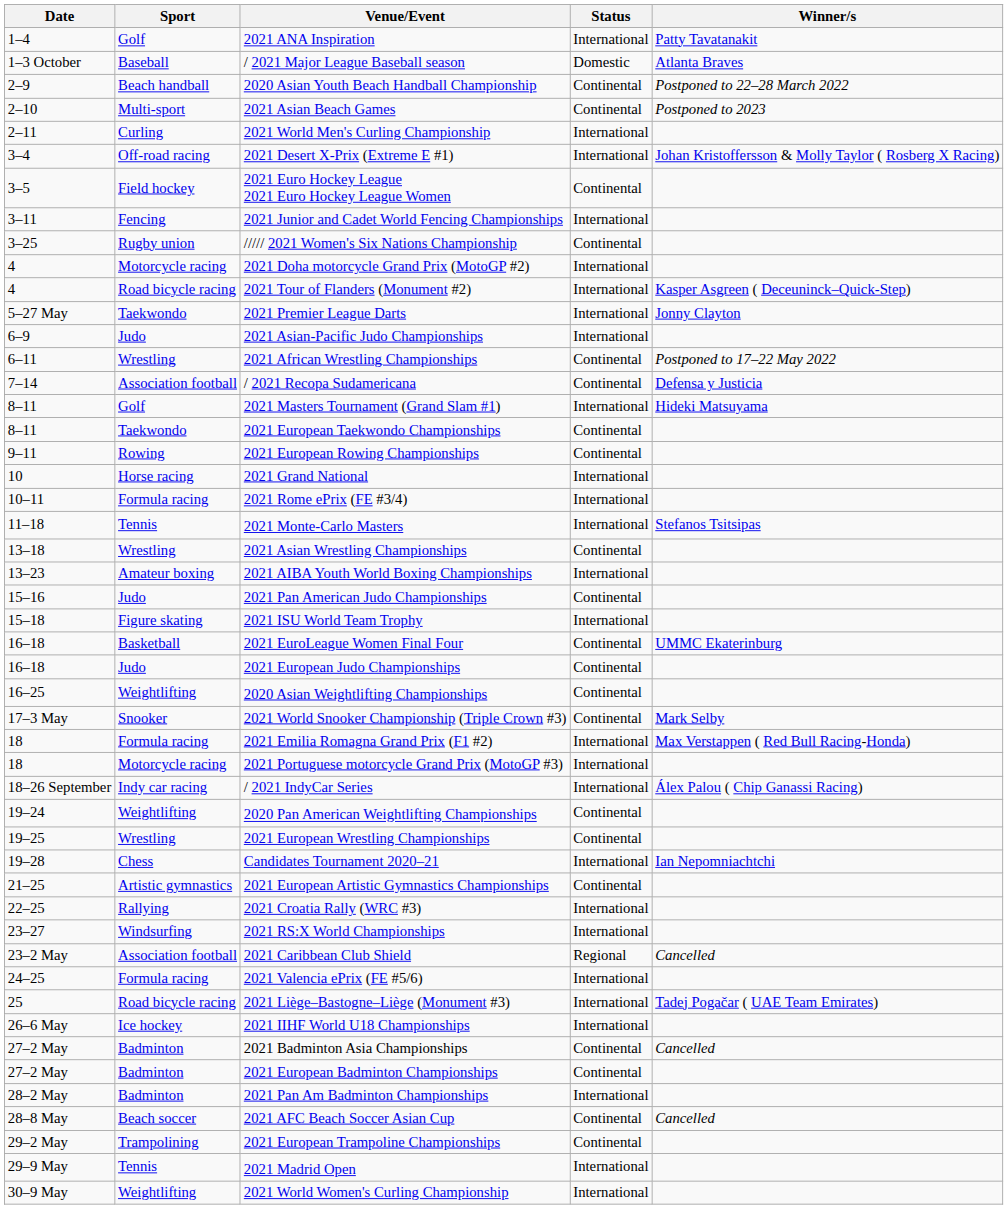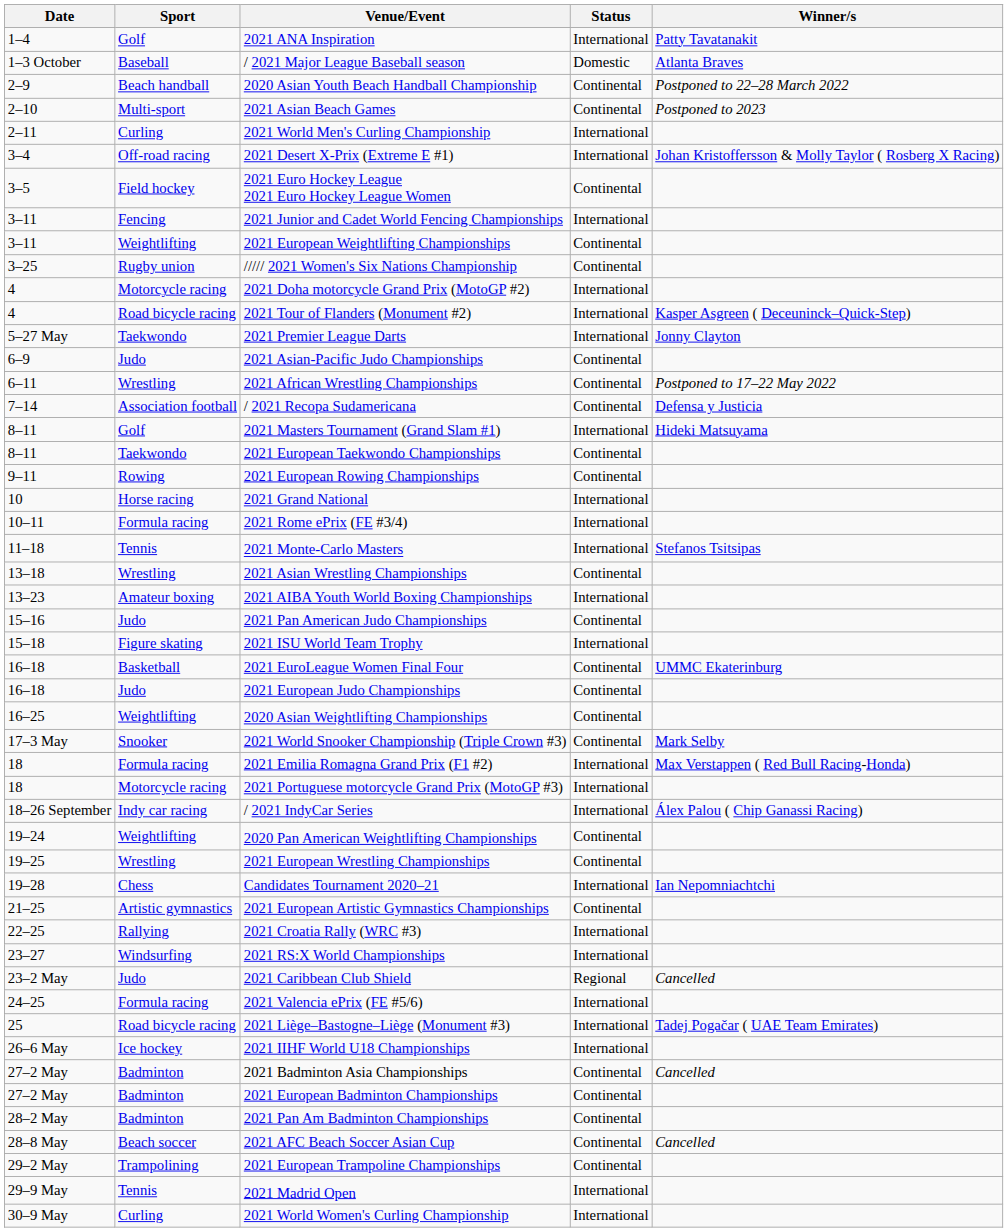+ row: (377, 242)
(611, 336) International -> (608, 359) Continental
(178, 955) Association football -> (132, 978) Judo
(611, 1095) International -> (608, 1118) Continental
(157, 1192) Weightlifting -> (141, 1215) Curling
